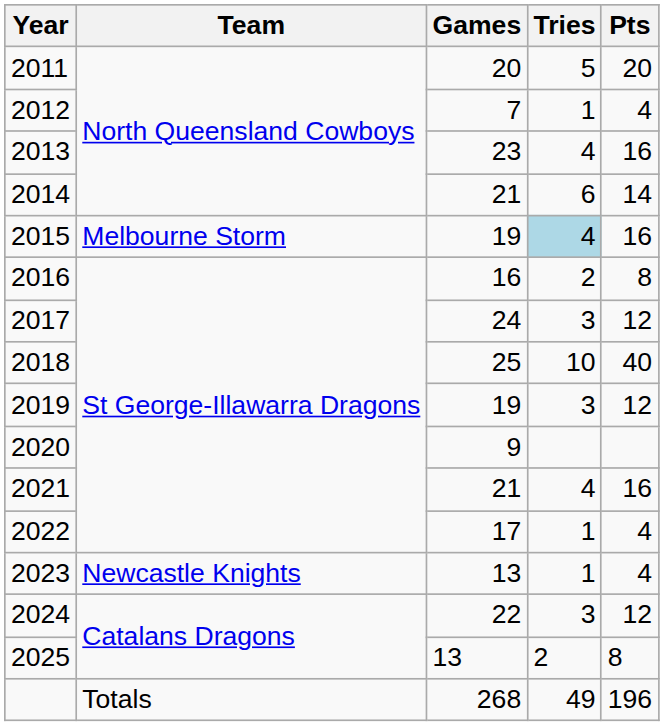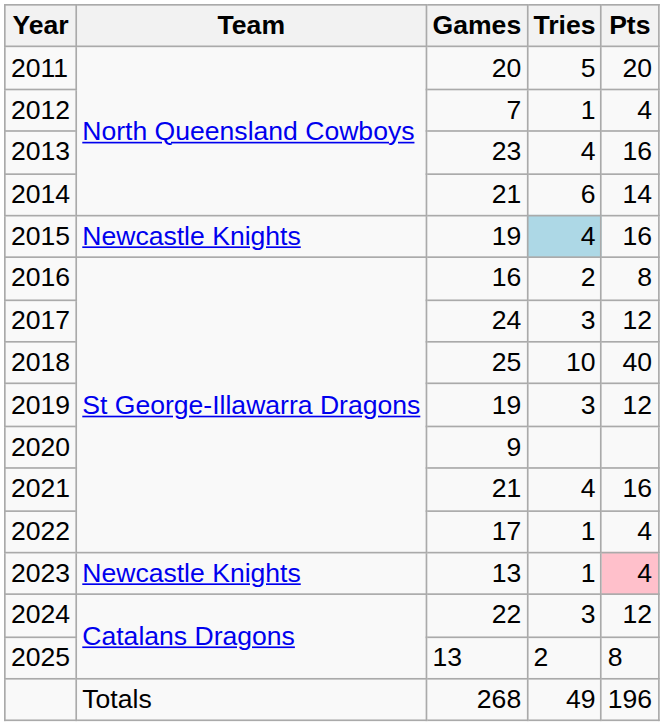(184, 236) Melbourne Storm -> (192, 236) Newcastle Knights
(645, 573) no background -> (645, 573) pink background
